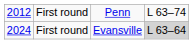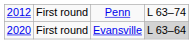(19, 30) 2024 -> (19, 30) 2020
